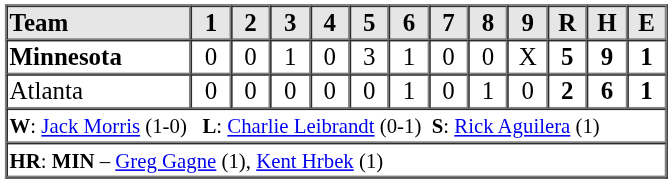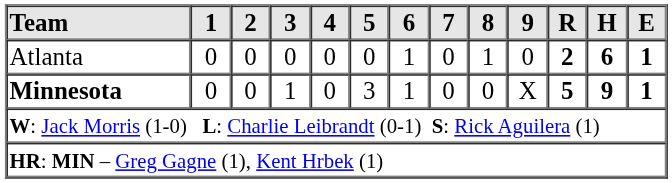rows swapped: (46, 91) <-> (66, 56)
